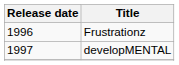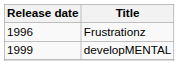(20, 50) 1997 -> (20, 50) 1999
